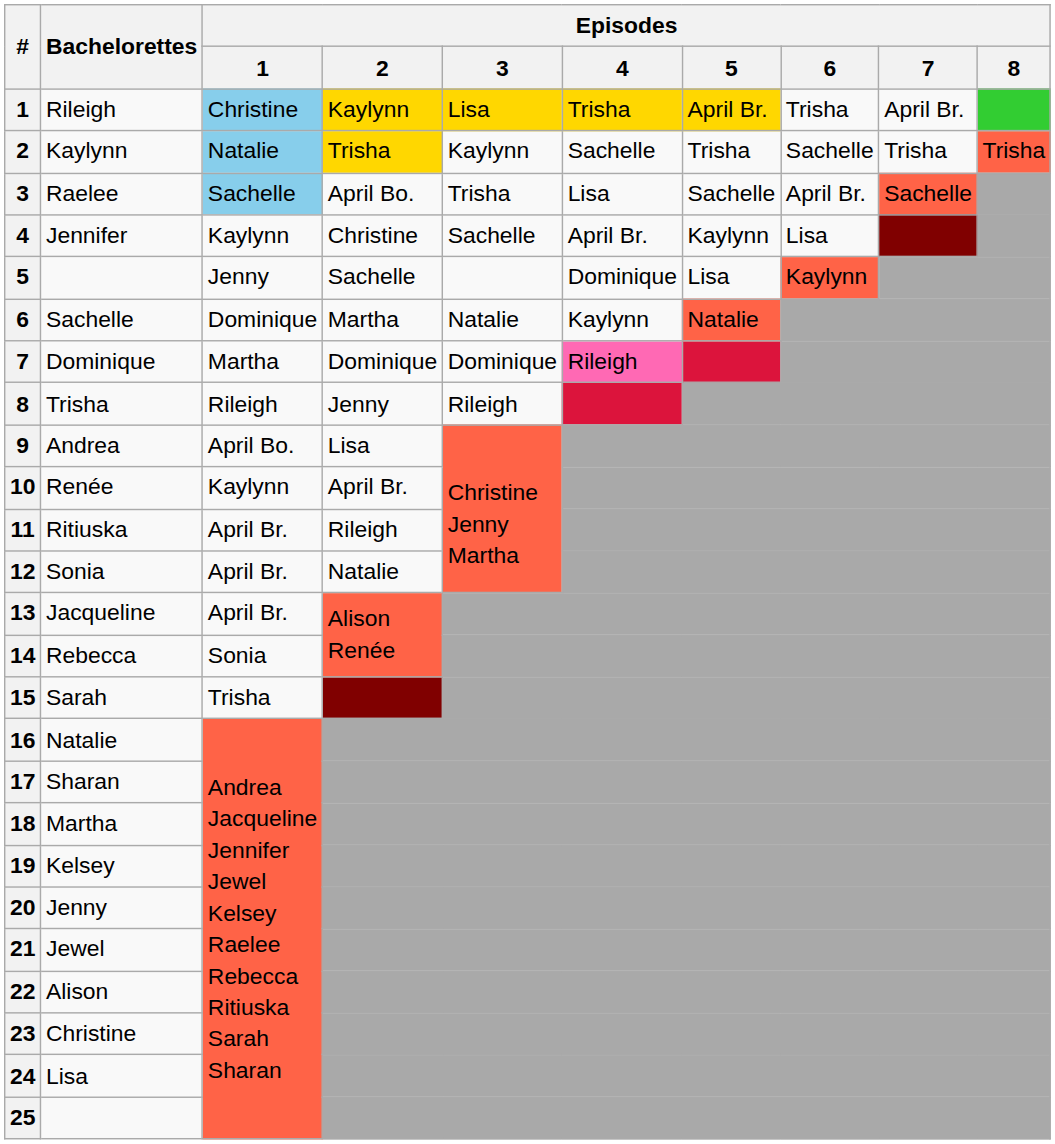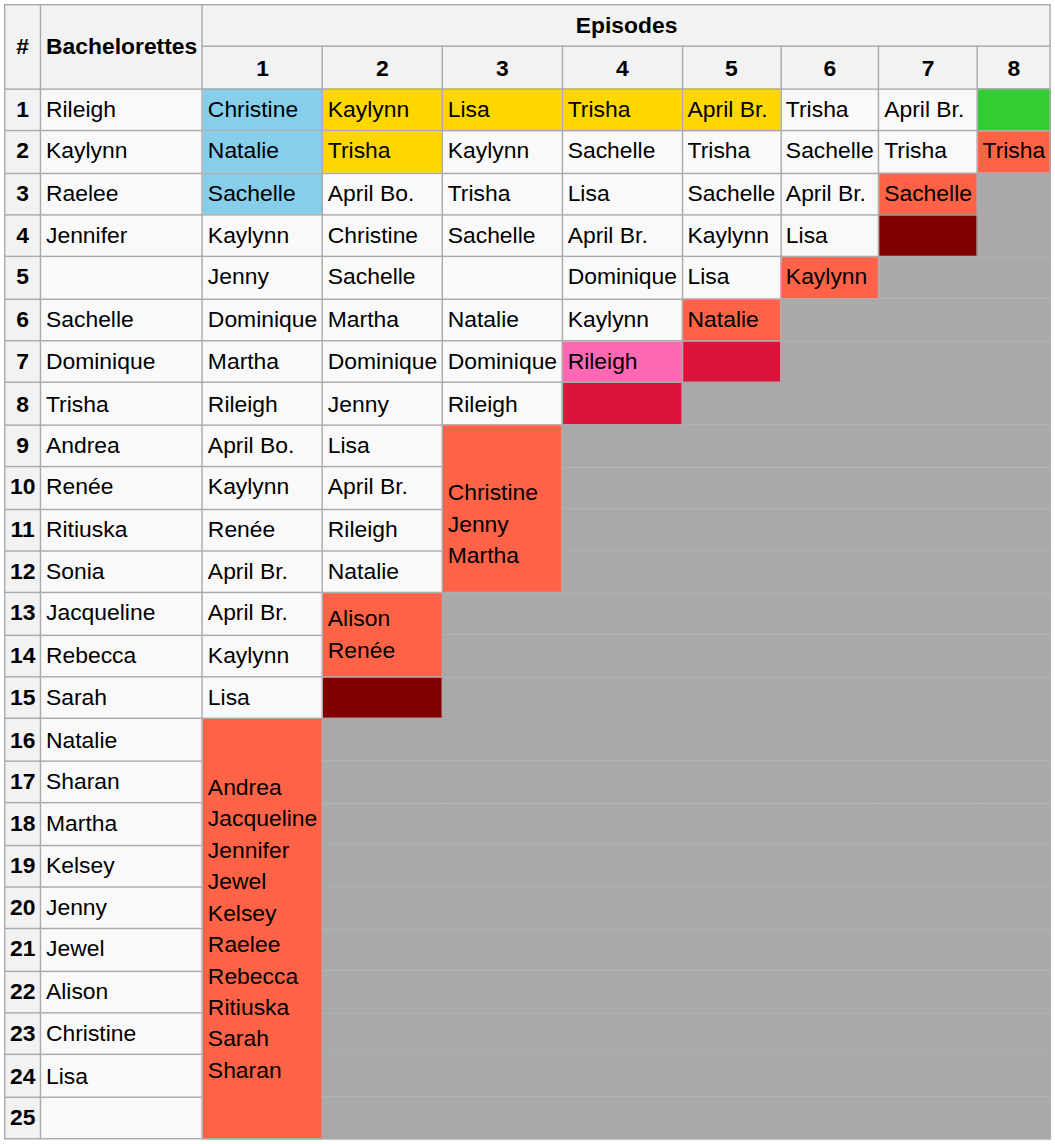(248, 529) April Br. -> (242, 529) Renée
(237, 655) Sonia -> (249, 655) Kaylynn
(239, 697) Trisha -> (229, 697) Lisa
